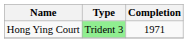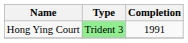(154, 29) 1971 -> (154, 29) 1991
